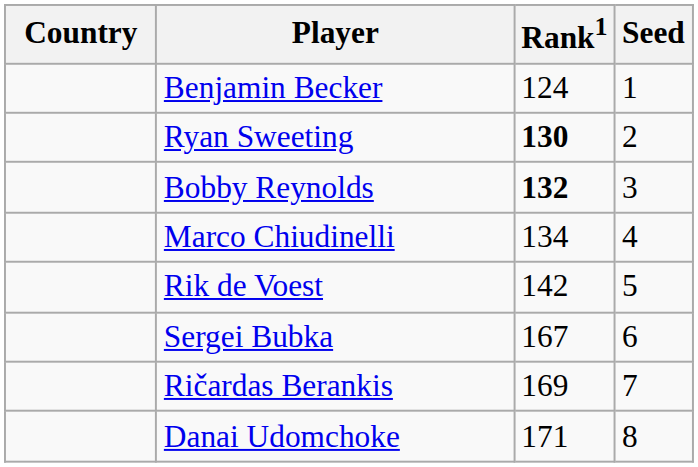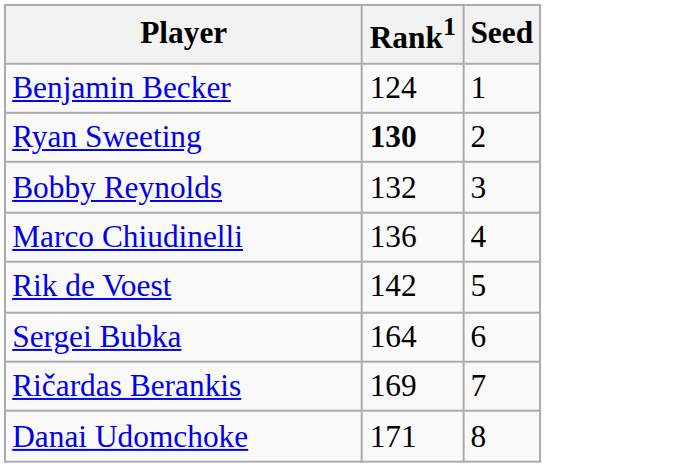- column: (81, 33)
(545, 187) bold -> (393, 187) normal
(545, 236) 134 -> (393, 236) 136
(545, 336) 167 -> (393, 336) 164
